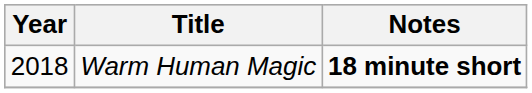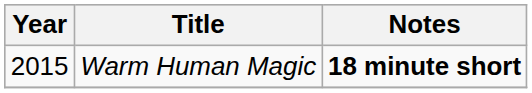(40, 66) 2018 -> (40, 66) 2015
